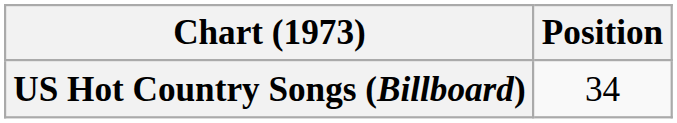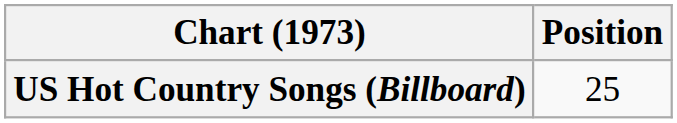(603, 88) 34 -> (603, 88) 25
